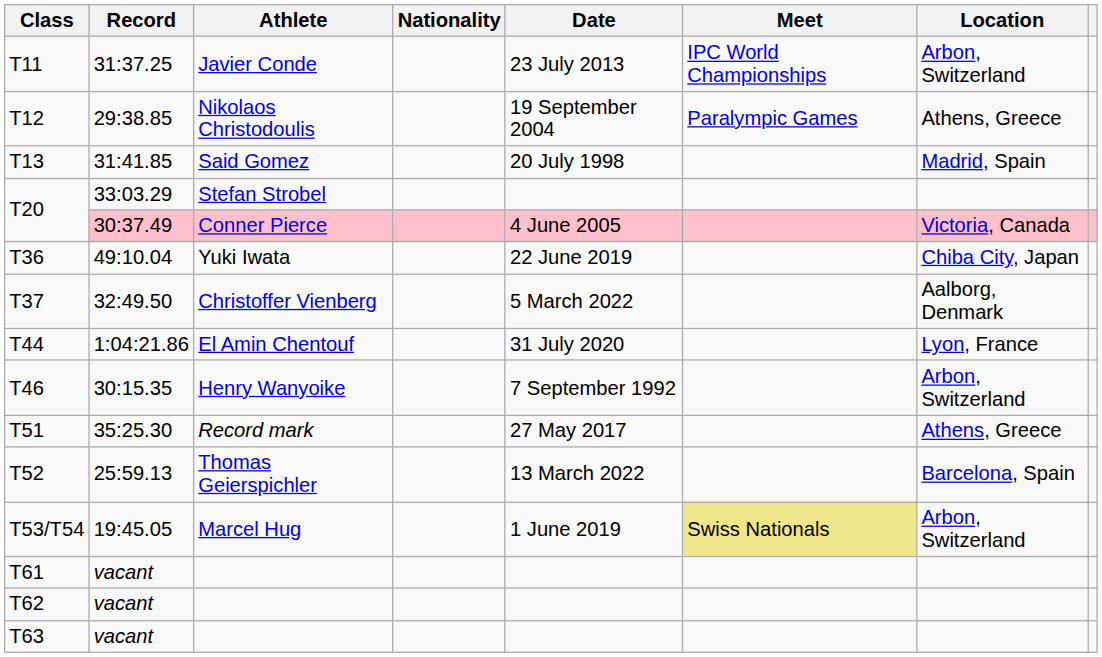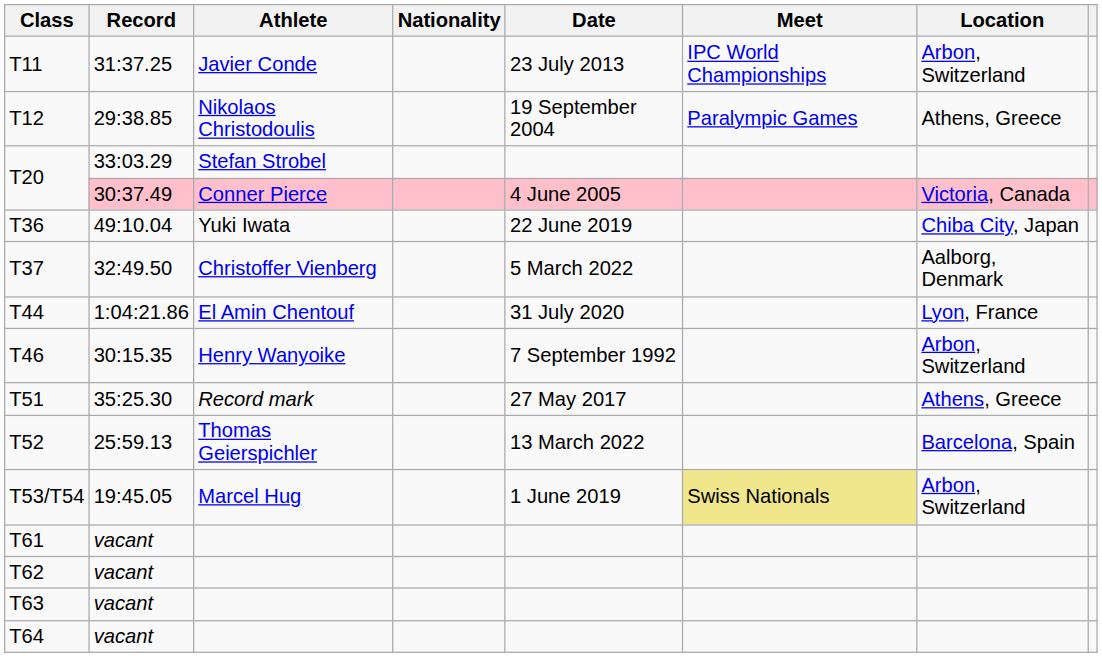- row: (27, 161)
+ row: (27, 636)
